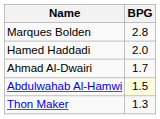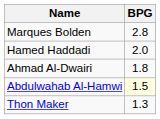(140, 68) 1.7 -> (140, 68) 1.8
